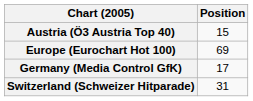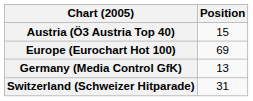(223, 68) 17 -> (223, 68) 13
